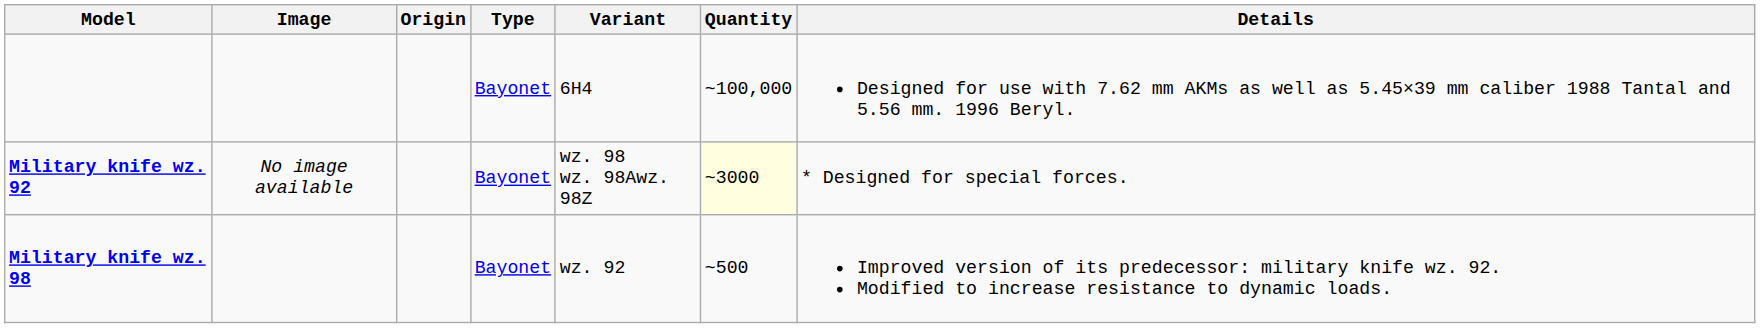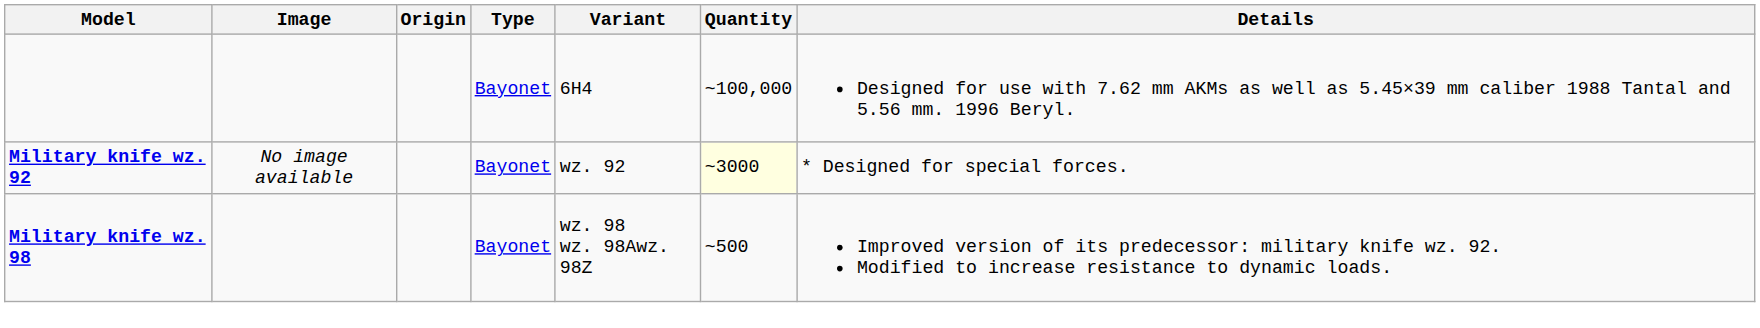(614, 178) wz. 98 wz. 98Awz. 98Z -> (593, 168) wz. 92
(593, 268) wz. 92 -> (614, 247) wz. 98 wz. 98Awz. 98Z
